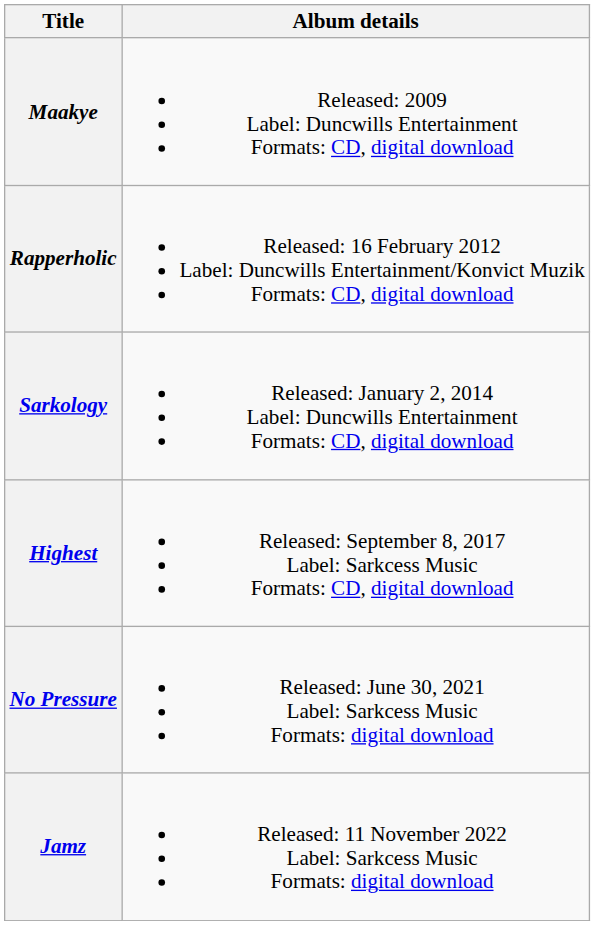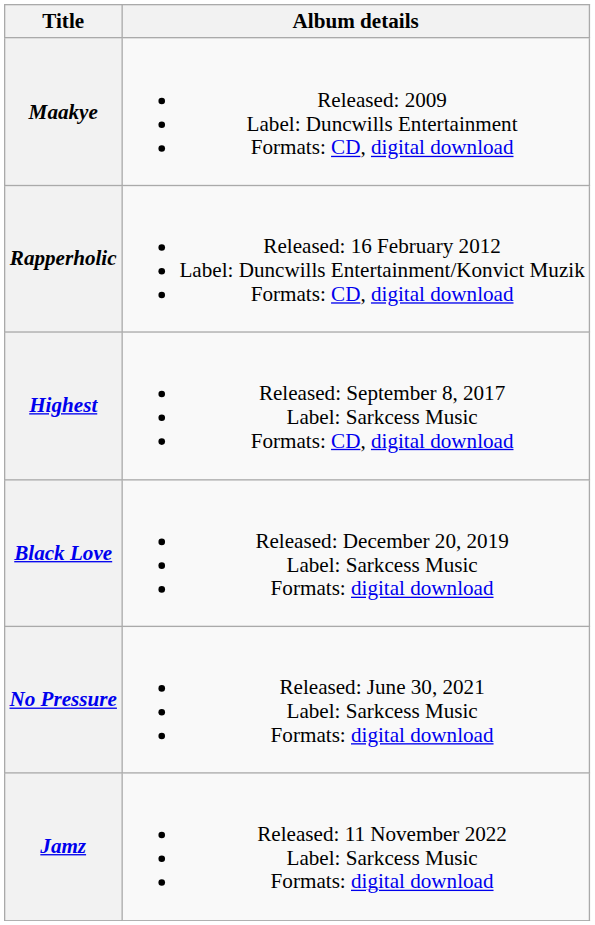- row: (63, 405)
+ row: (63, 552)
